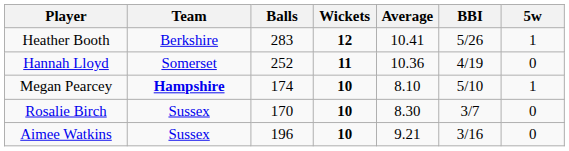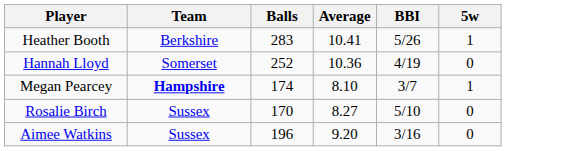- column: (345, 16)
(470, 87) 5/10 -> (407, 87) 3/7
(407, 110) 8.30 -> (345, 110) 8.27
(470, 110) 3/7 -> (407, 110) 5/10
(407, 134) 9.21 -> (345, 134) 9.20
